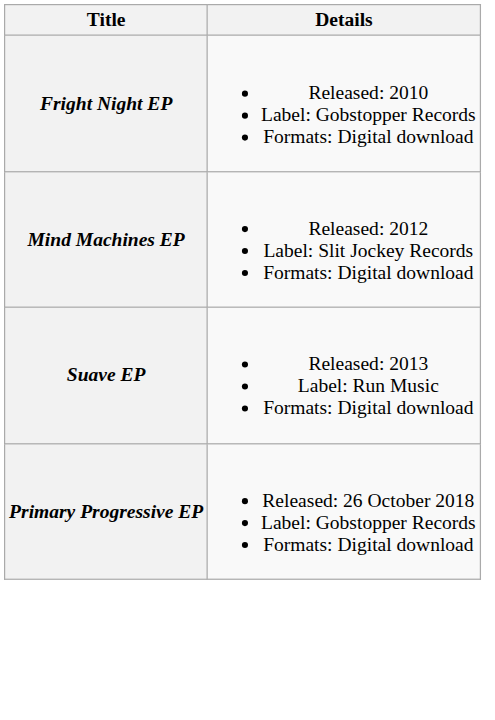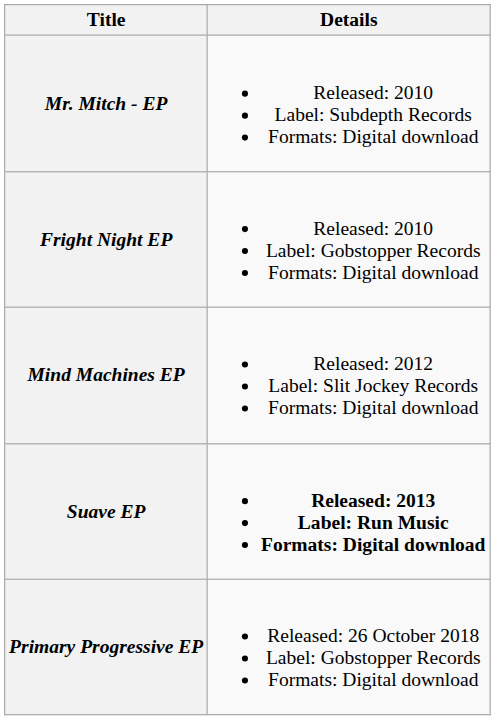+ row: (106, 103)
(344, 386) normal -> (349, 522) bold
